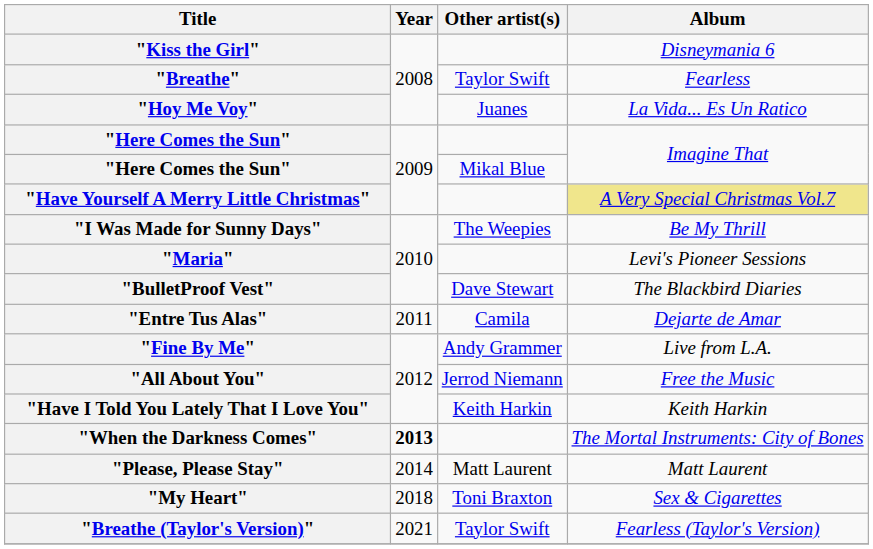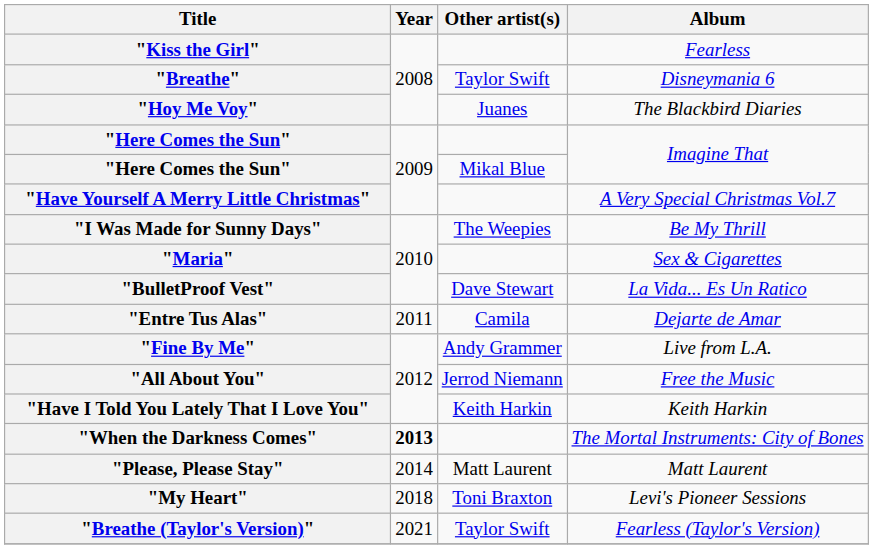(718, 49) Disneymania 6 -> (718, 49) Fearless
(718, 79) Fearless -> (718, 79) Disneymania 6
(718, 109) La Vida... Es Un Ratico -> (718, 109) The Blackbird Diaries
(718, 199) khaki background -> (718, 199) no background
(718, 259) Levi's Pioneer Sessions -> (718, 259) Sex & Cigarettes
(718, 288) The Blackbird Diaries -> (718, 288) La Vida... Es Un Ratico
(718, 498) Sex & Cigarettes -> (718, 498) Levi's Pioneer Sessions
